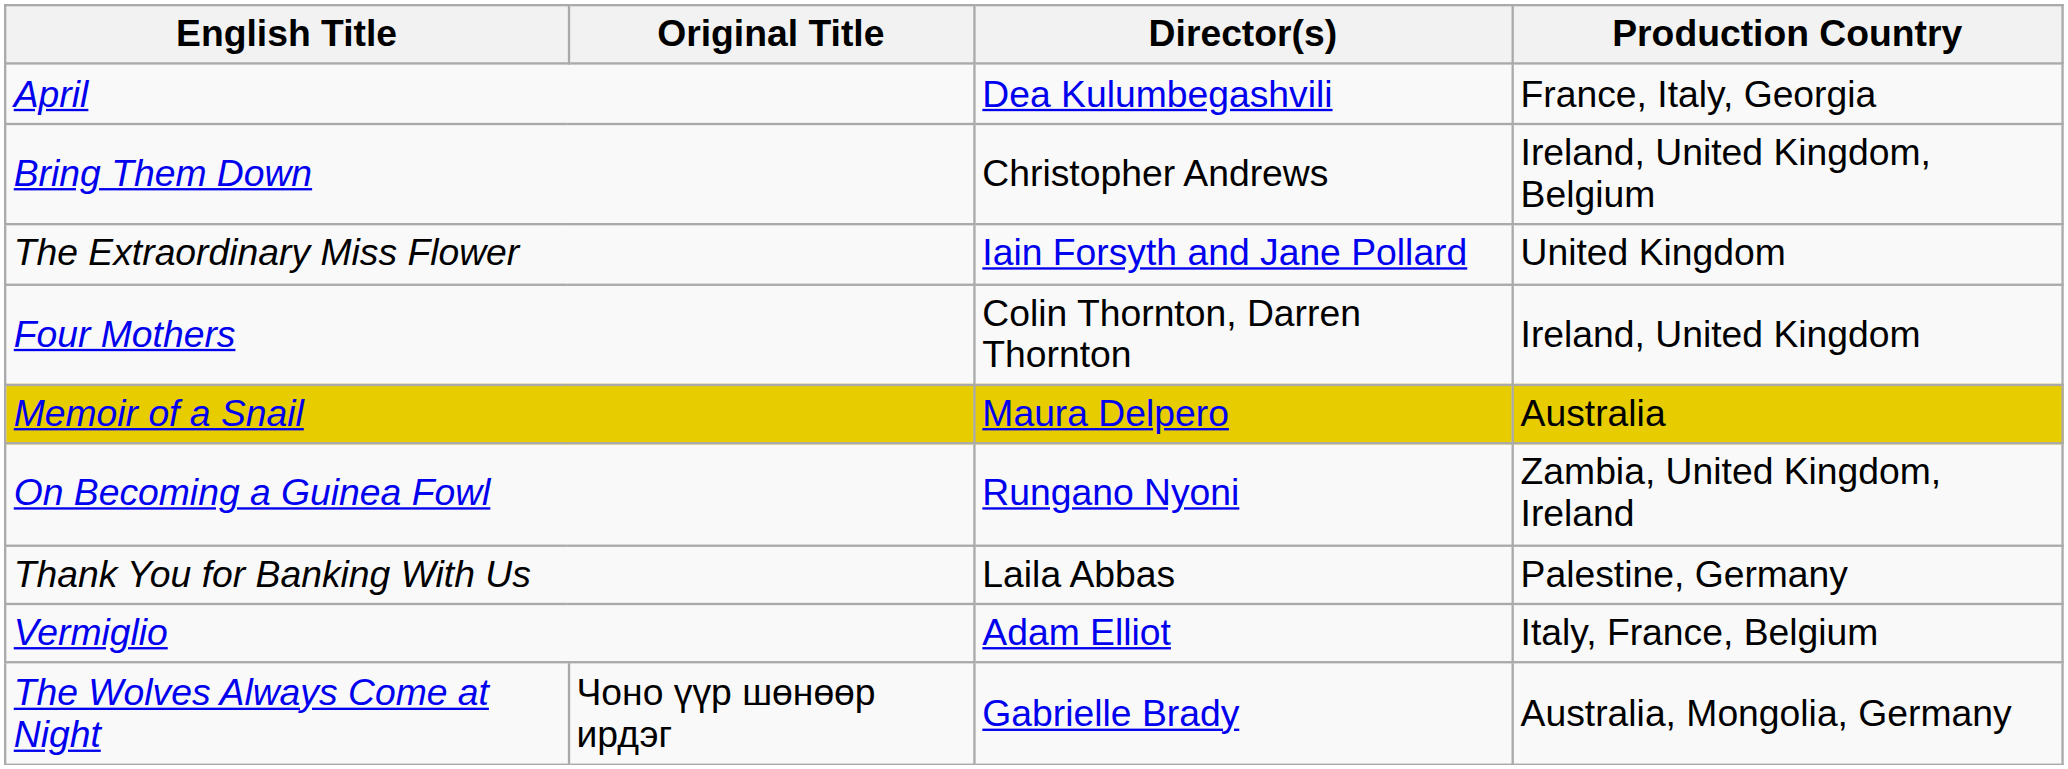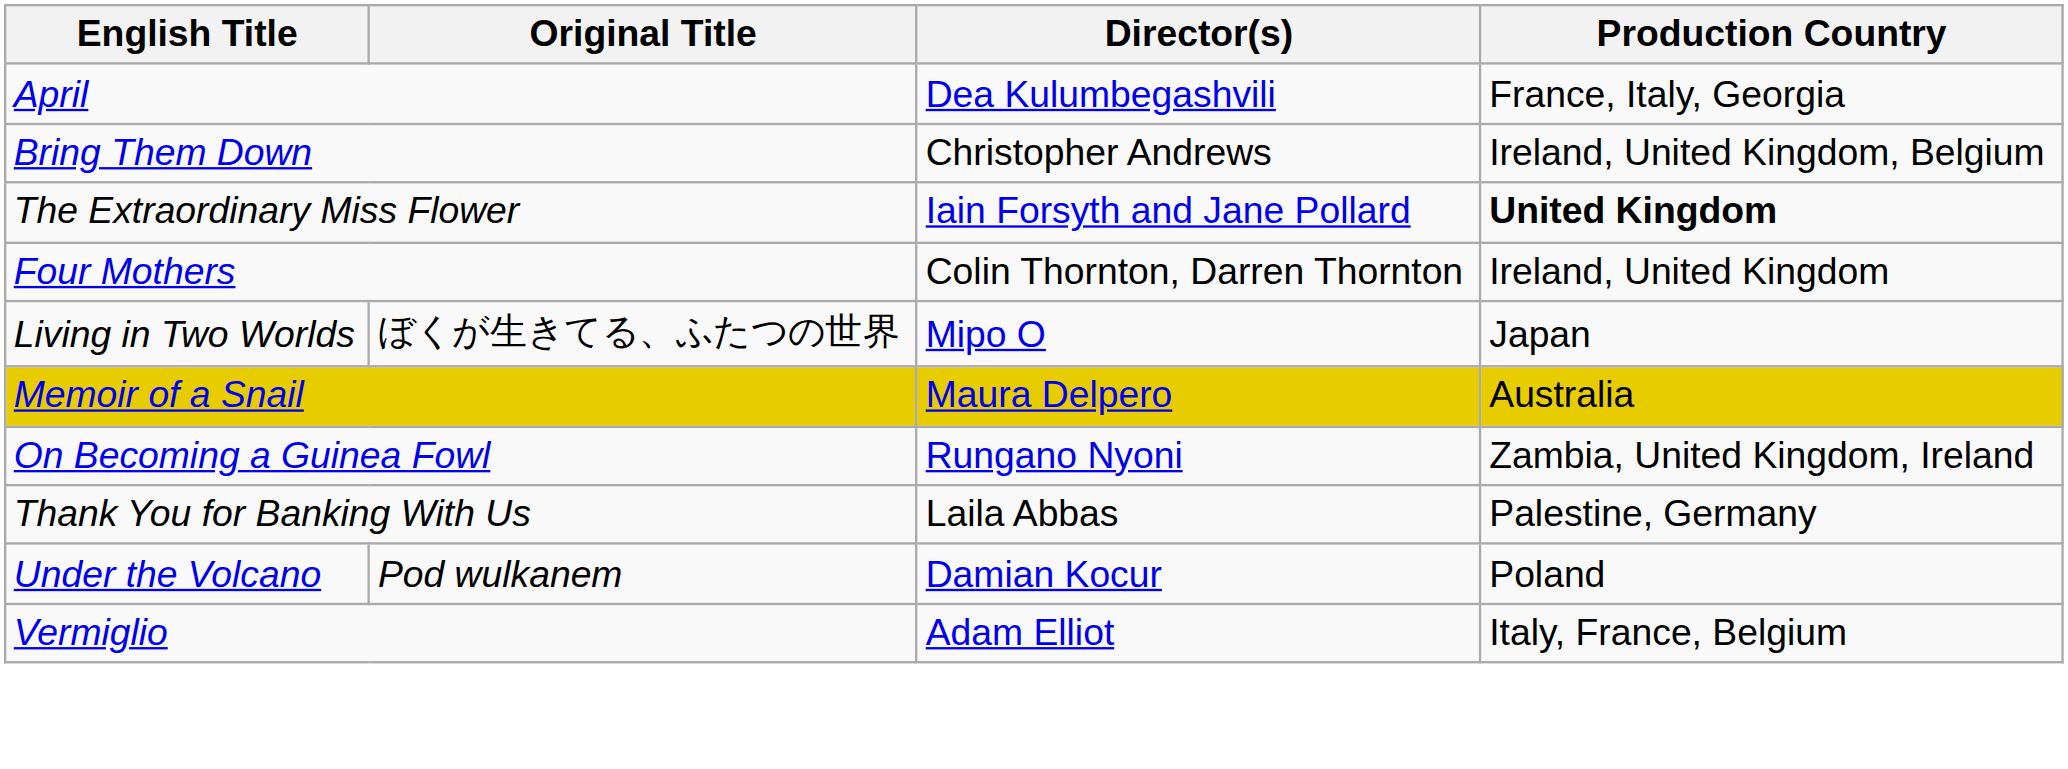(1653, 253) normal -> (1633, 211) bold
+ row: (184, 333)
+ row: (167, 573)
- row: (251, 712)
